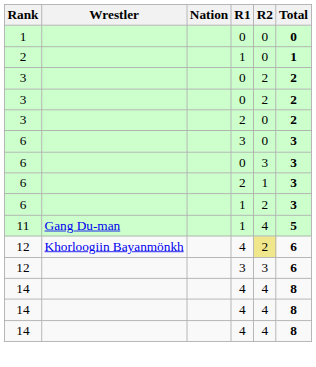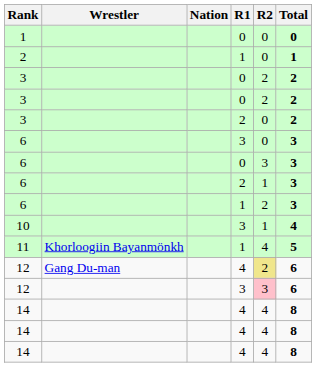+ row: (23, 225)
(82, 225) Gang Du-man -> (114, 246) Khorloogiin Bayanmönkh
(114, 246) Khorloogiin Bayanmönkh -> (82, 267) Gang Du-man
(265, 267) no background -> (265, 288) pink background
